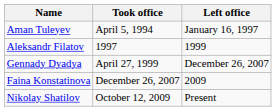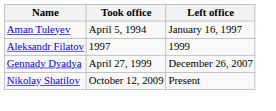- row: (49, 81)
